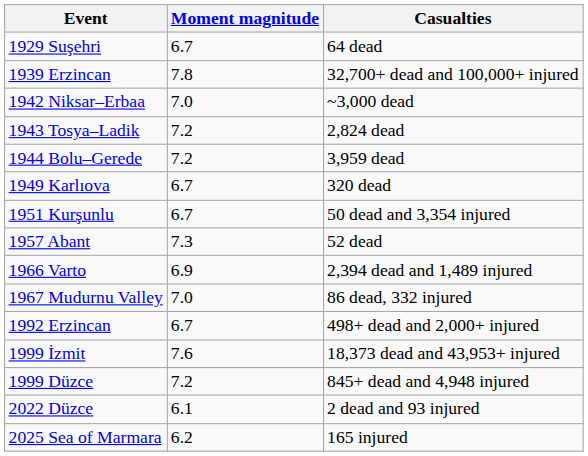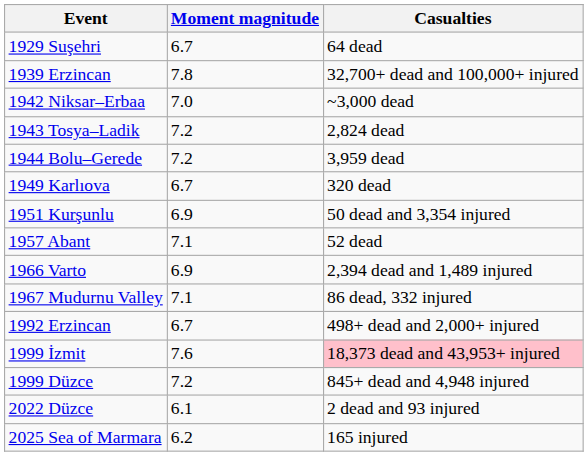(182, 213) 6.7 -> (182, 213) 6.9
(182, 241) 7.3 -> (182, 241) 7.1
(182, 297) 7.0 -> (182, 297) 7.1
(444, 353) no background -> (444, 353) pink background
